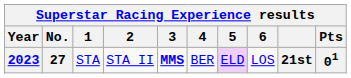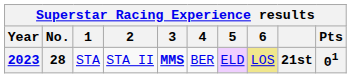(58, 60) 27 -> (58, 60) 28
(263, 60) no background -> (263, 60) khaki background
